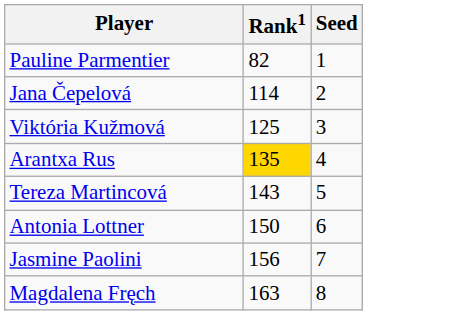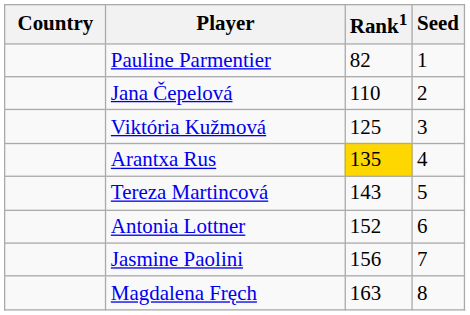+ column: (55, 23)
(264, 93) 114 -> (365, 93) 110
(264, 226) 150 -> (365, 226) 152
